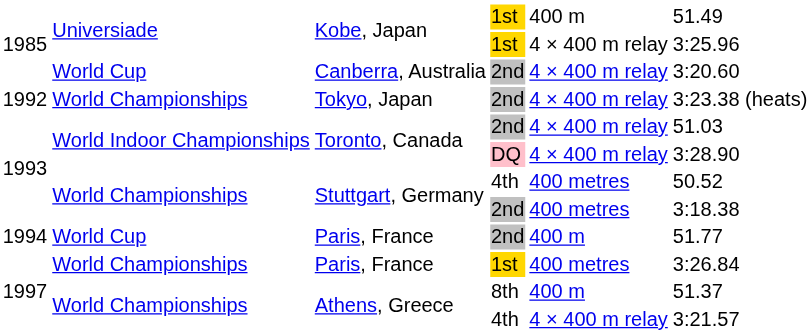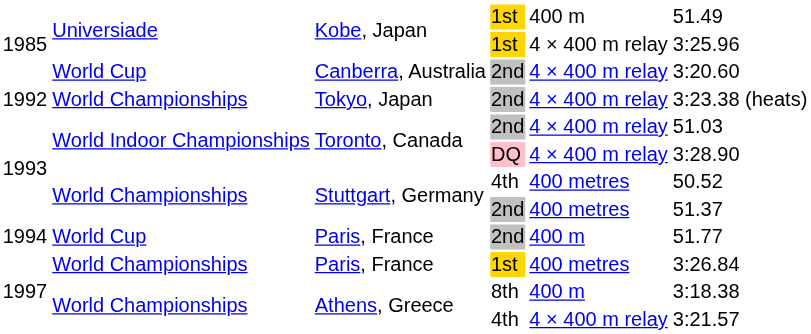(706, 209) 3:18.38 -> (698, 209) 51.37
(698, 291) 51.37 -> (706, 291) 3:18.38
